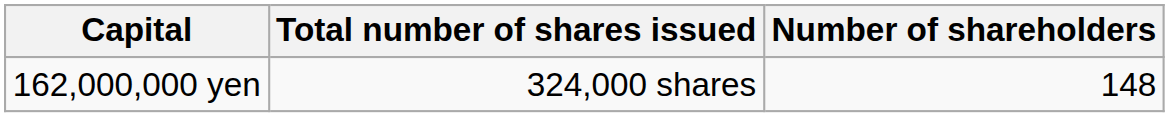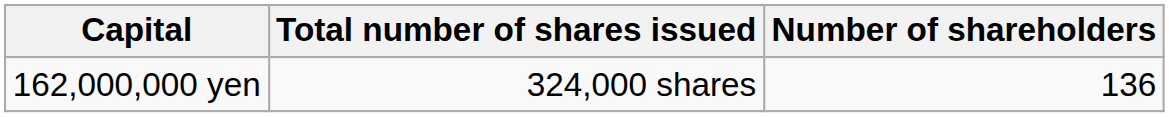(1128, 83) 148 -> (1128, 83) 136
